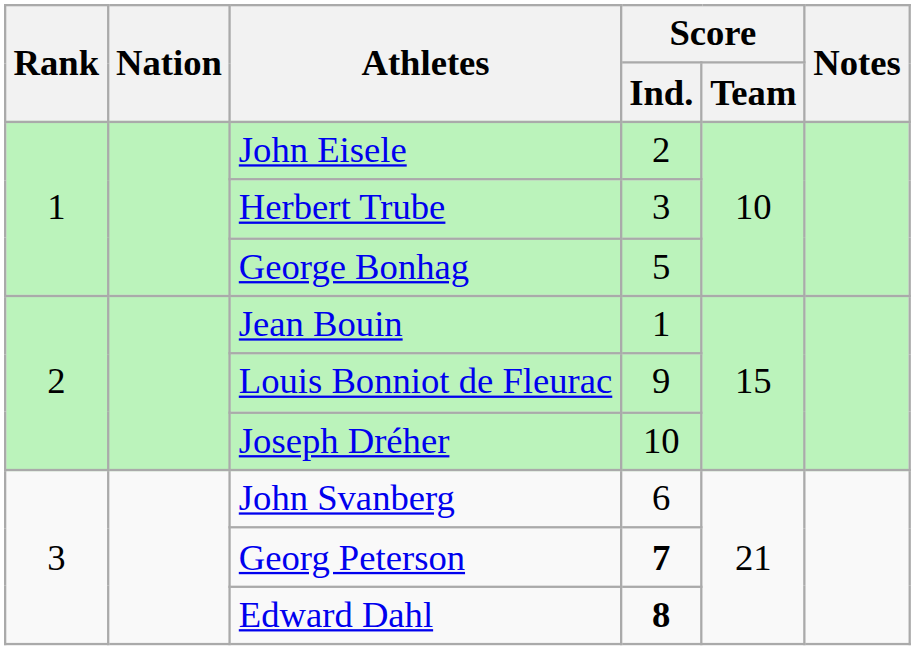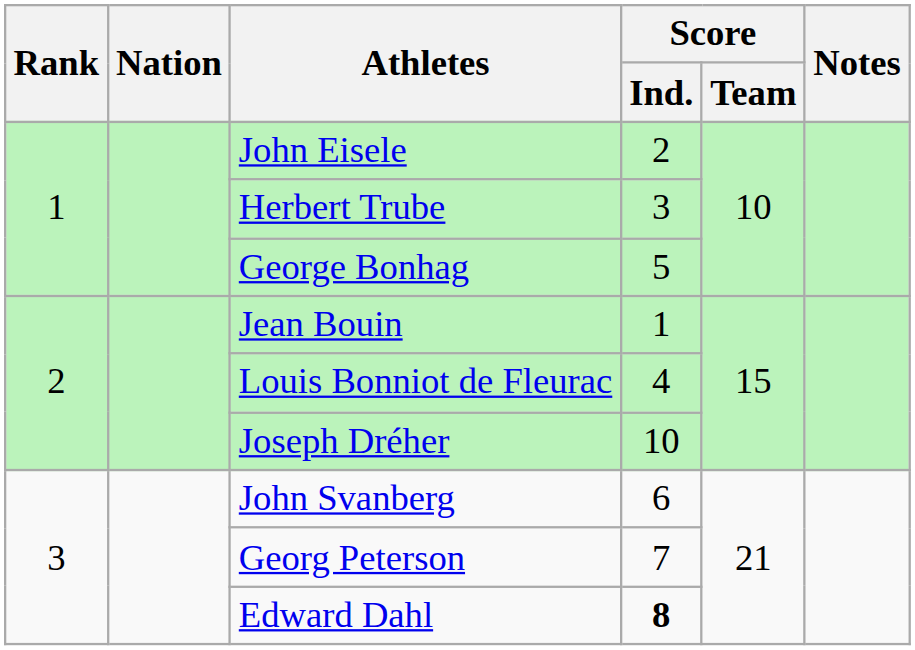(661, 382) 9 -> (661, 382) 4
(661, 556) bold -> (661, 556) normal
